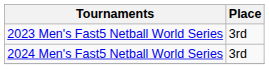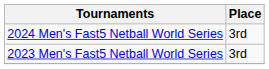rows swapped: (115, 34) <-> (115, 53)
